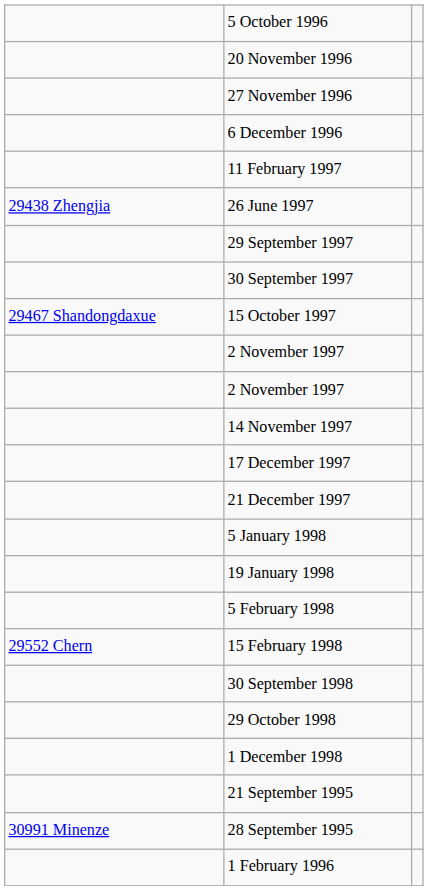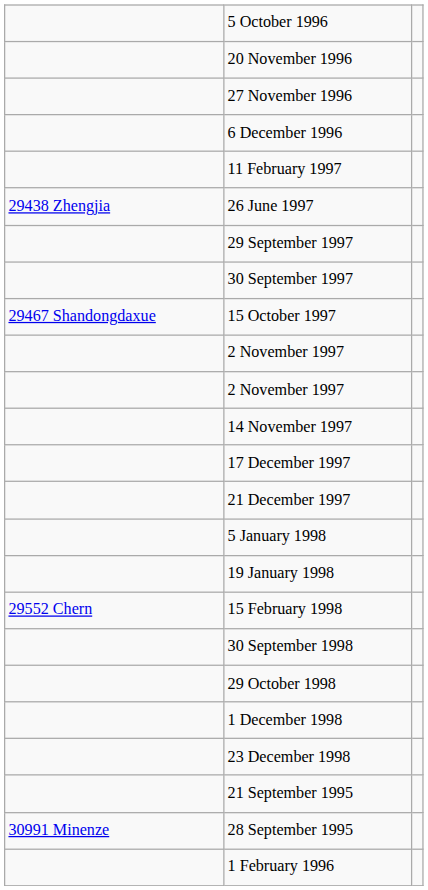- row: (114, 610)
+ row: (114, 757)
